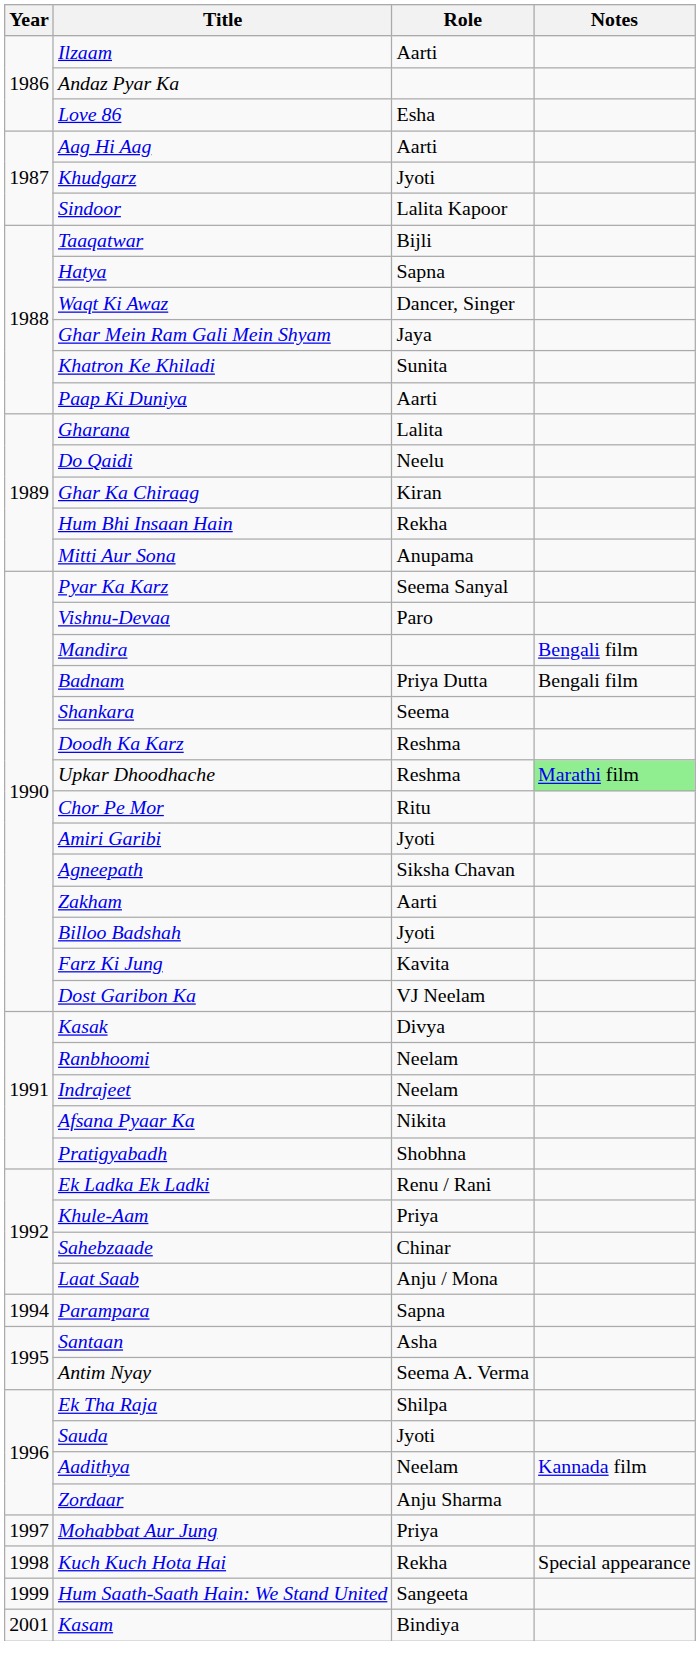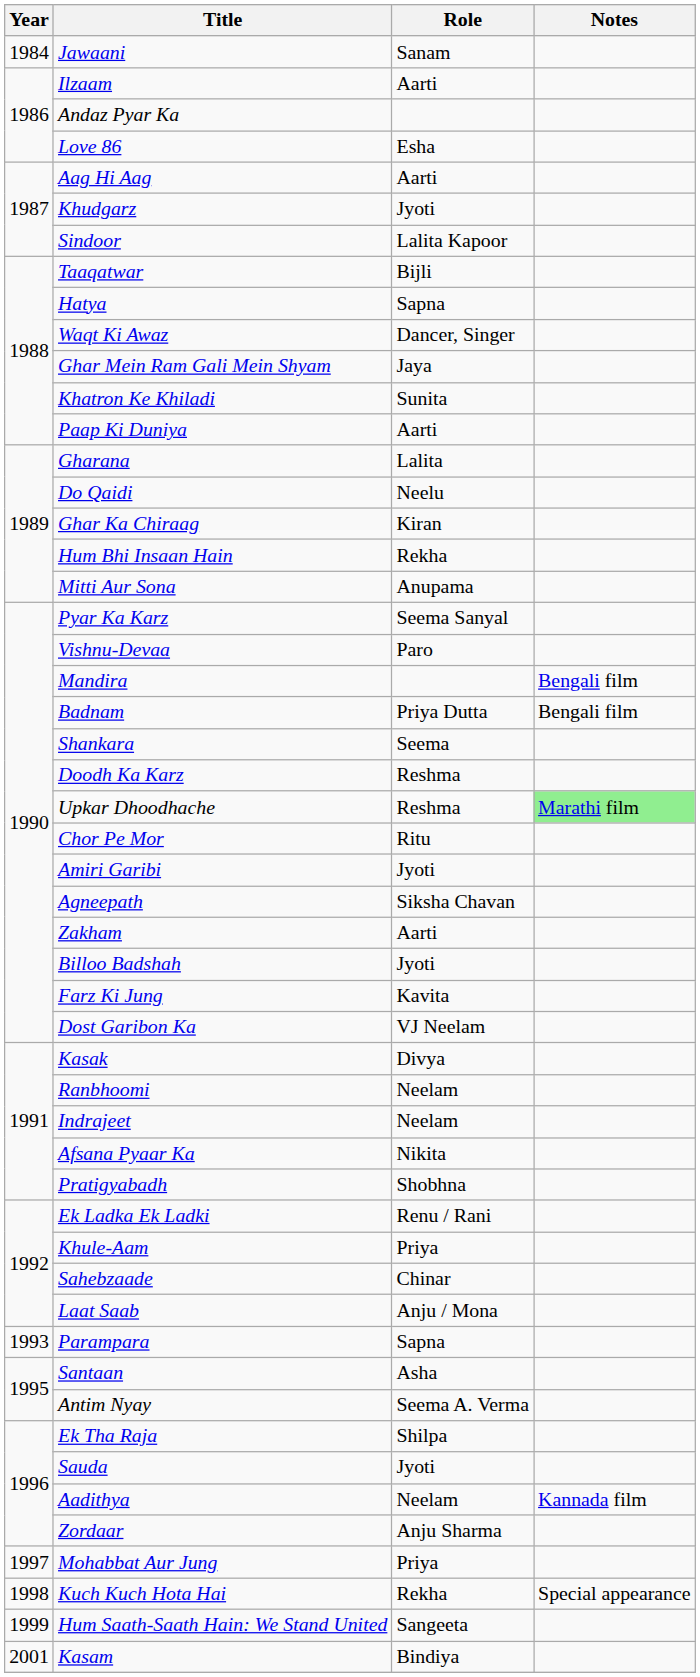+ row: (92, 51)
(29, 1310) 1994 -> (29, 1341) 1993
